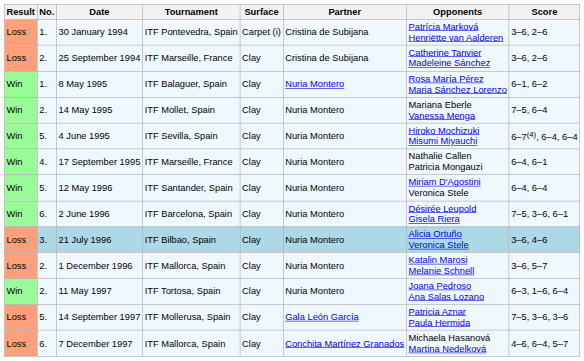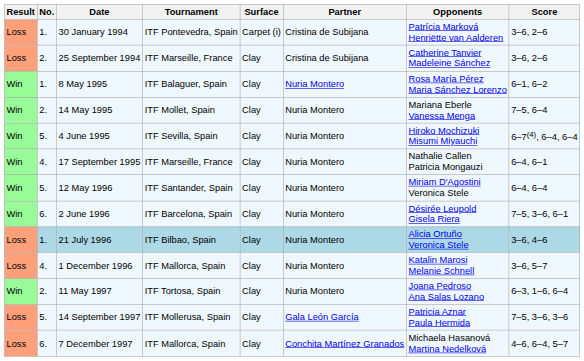(43, 239) 3. -> (43, 239) 1.
(43, 265) 2. -> (43, 265) 4.
